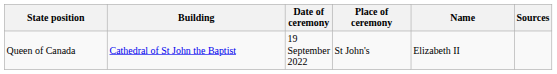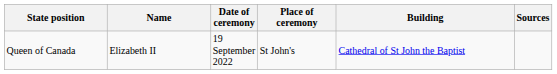columns swapped: (463, 17) <-> (196, 17)
